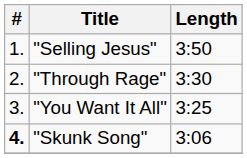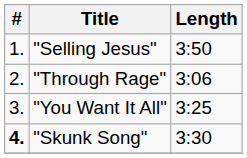(194, 78) 3:30 -> (194, 78) 3:06
(194, 138) 3:06 -> (194, 138) 3:30
